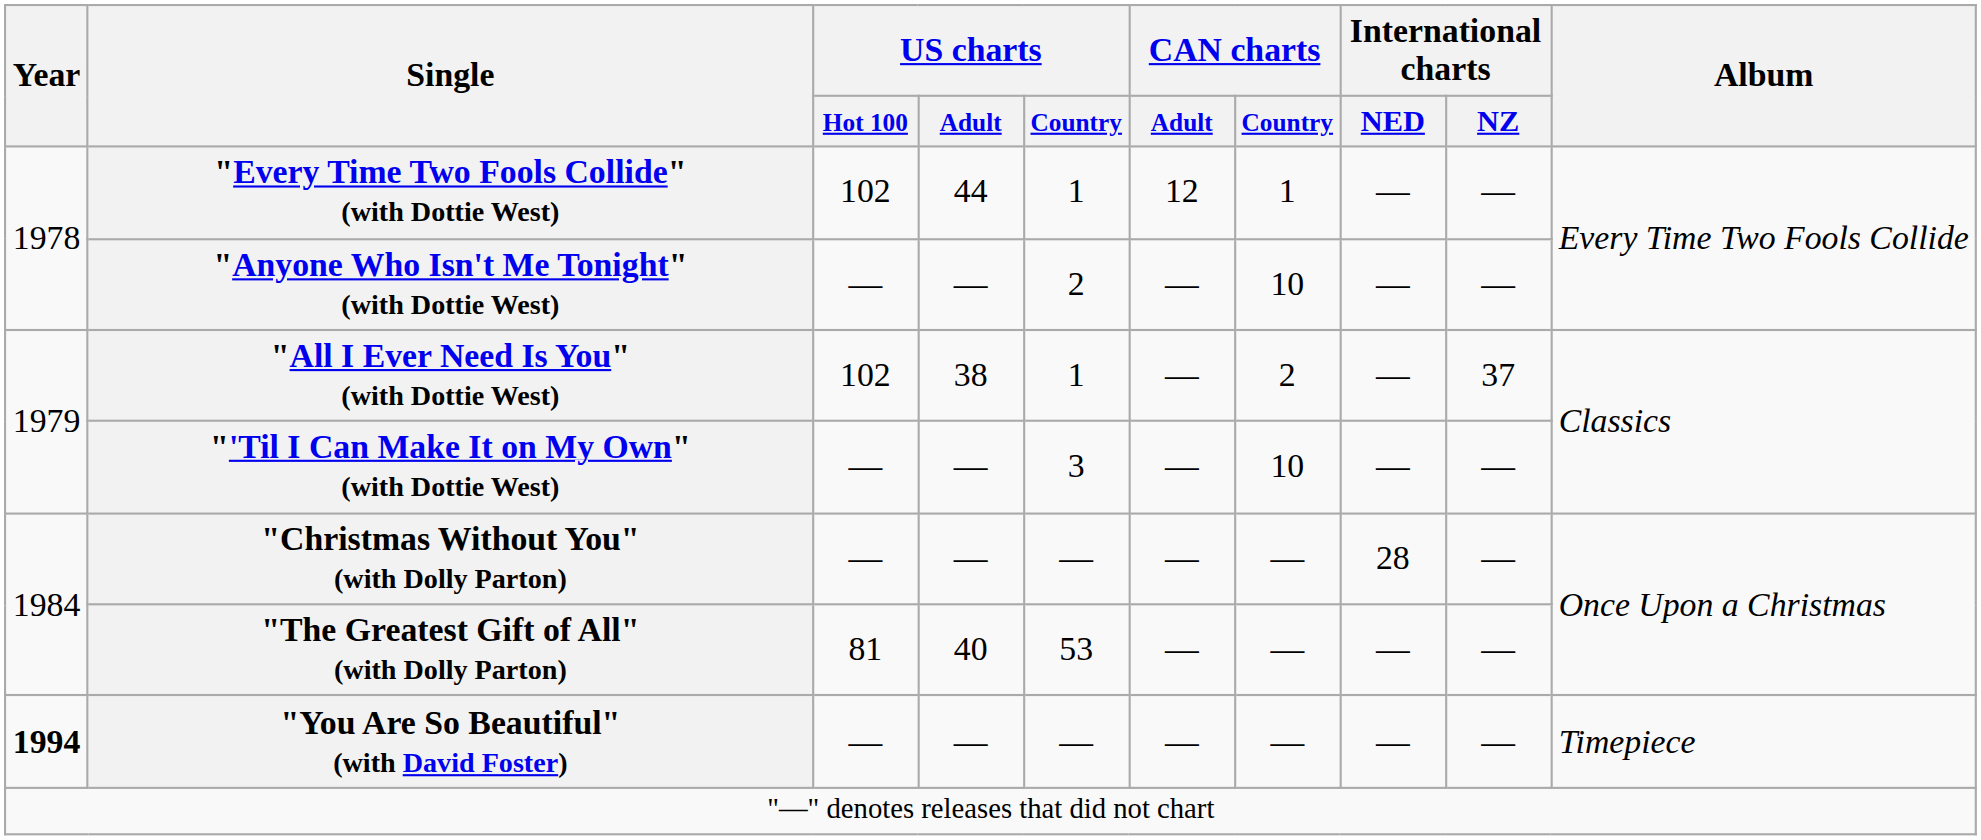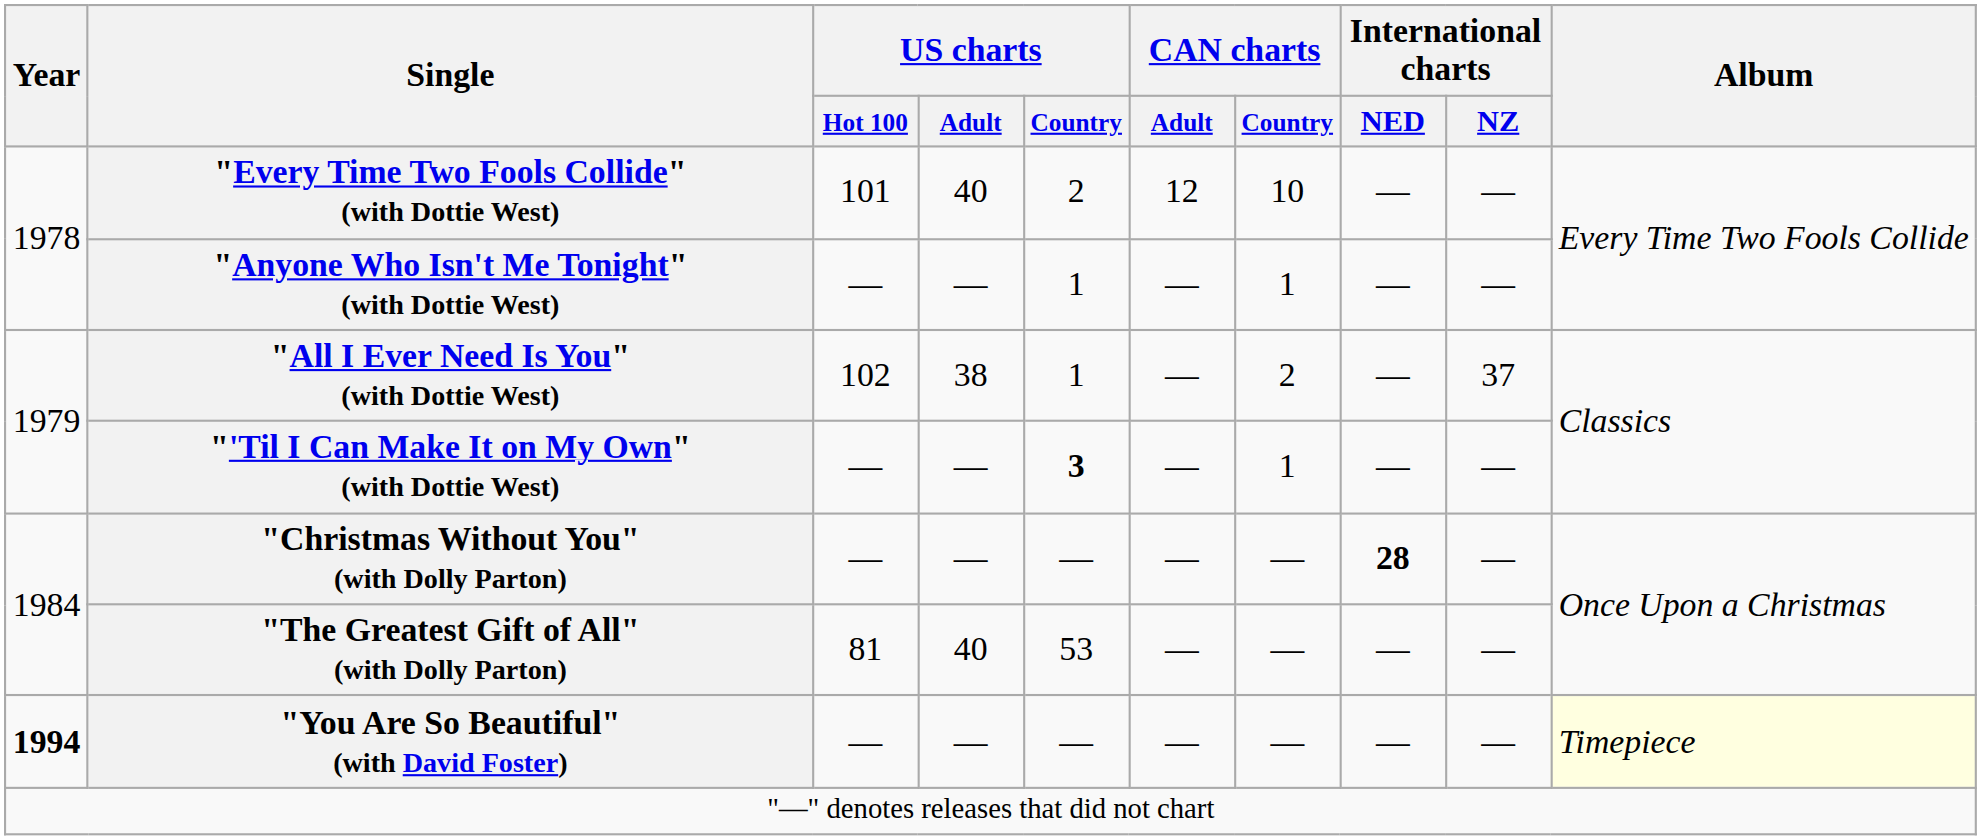(865, 191) 102 -> (865, 191) 101
(971, 191) 44 -> (971, 191) 40
(1076, 191) 1 -> (1076, 191) 2
(1287, 191) 1 -> (1287, 191) 10
(1076, 283) 2 -> (1076, 283) 1
(1287, 283) 10 -> (1287, 283) 1
(1076, 466) normal -> (1076, 466) bold
(1287, 466) 10 -> (1287, 466) 1
(1393, 557) normal -> (1393, 557) bold
(1627, 741) no background -> (1627, 741) lightyellow background
